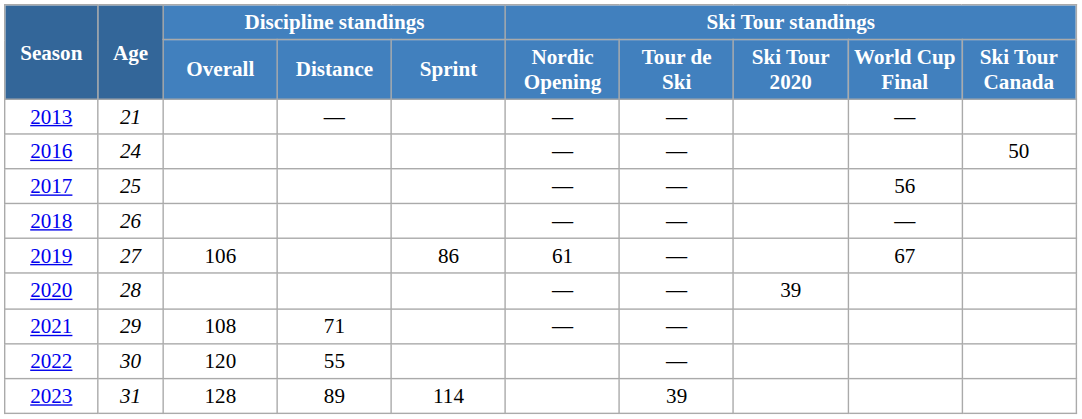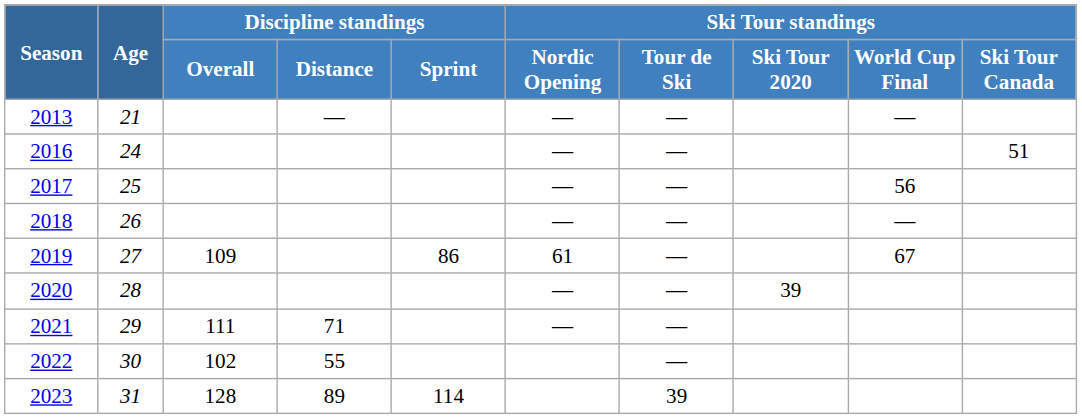(1019, 151) 50 -> (1019, 151) 51
(220, 256) 106 -> (220, 256) 109
(220, 325) 108 -> (220, 325) 111
(220, 360) 120 -> (220, 360) 102
